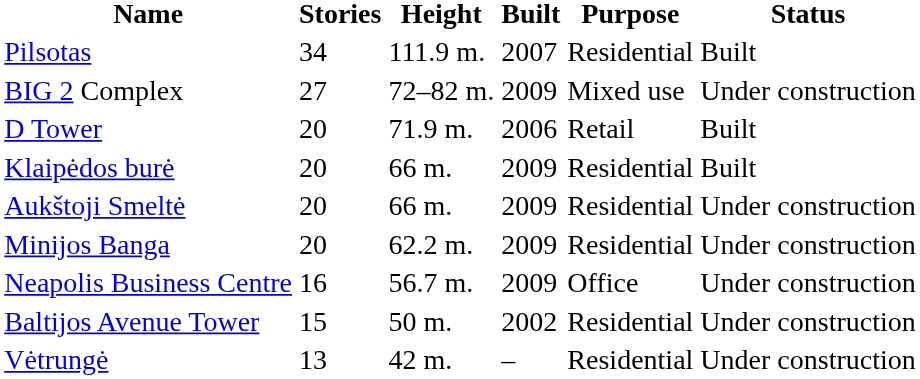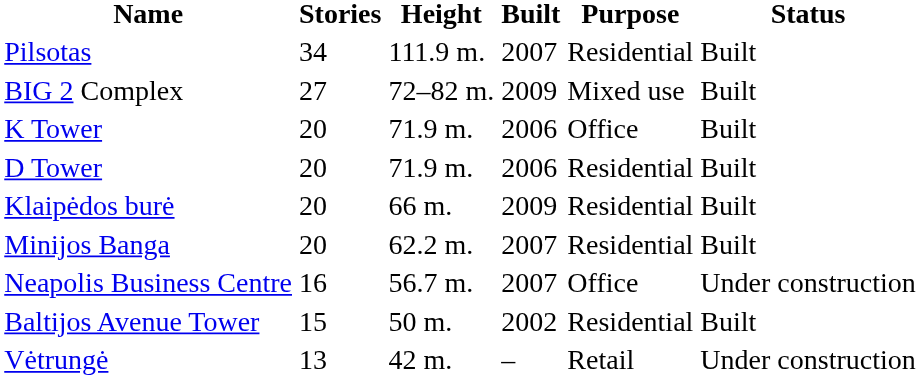(808, 90) Under construction -> (728, 90) Built
+ row: (53, 129)
(601, 129) Retail -> (630, 167) Residential
- row: (95, 206)
(529, 244) 2009 -> (529, 244) 2007
(808, 244) Under construction -> (728, 244) Built
(529, 283) 2009 -> (529, 283) 2007
(808, 321) Under construction -> (728, 321) Built
(630, 360) Residential -> (601, 360) Retail
